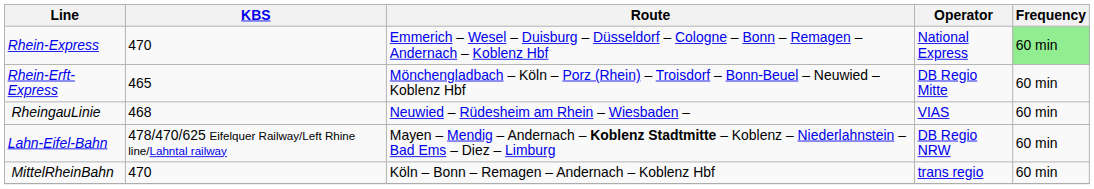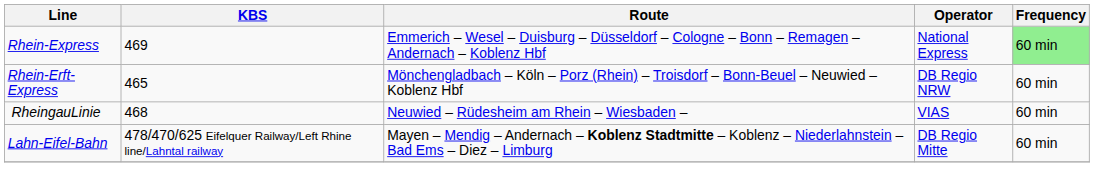(140, 45) 470 -> (136, 45) 469
(947, 83) DB Regio Mitte -> (947, 83) DB Regio NRW
(947, 142) DB Regio NRW -> (947, 142) DB Regio Mitte
- row: (61, 172)
